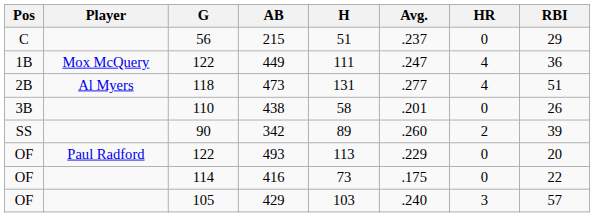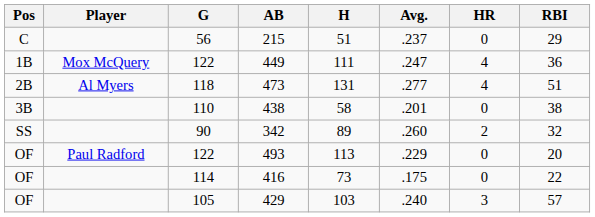(555, 108) 26 -> (555, 108) 38
(555, 131) 39 -> (555, 131) 32
